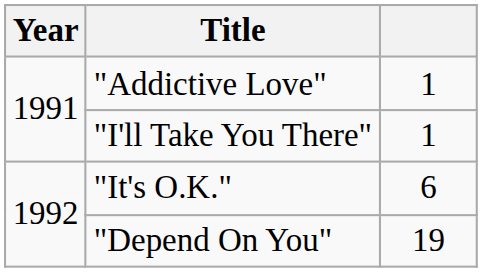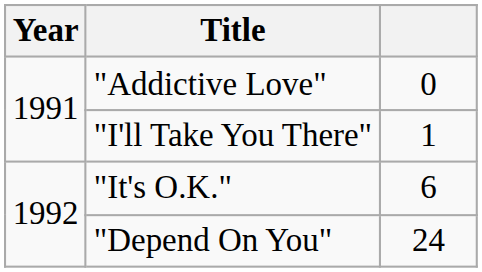(428, 82) 1 -> (428, 82) 0
(428, 239) 19 -> (428, 239) 24
